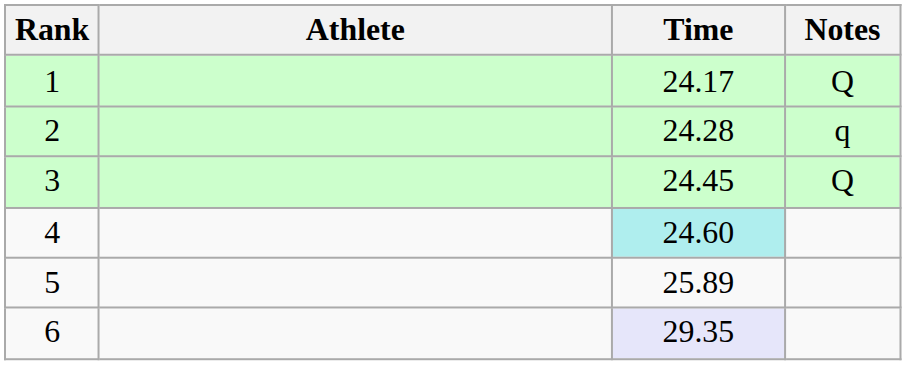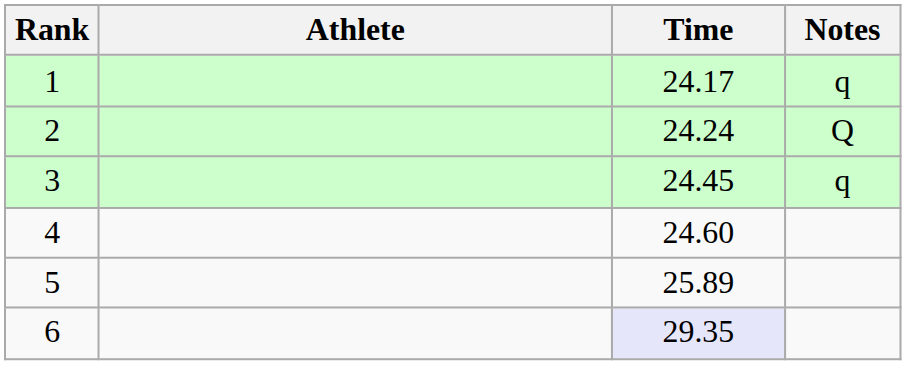(842, 80) Q -> (842, 80) q
(698, 130) 24.28 -> (698, 130) 24.24
(842, 130) q -> (842, 130) Q
(842, 181) Q -> (842, 181) q
(698, 231) paleturquoise background -> (698, 231) no background
